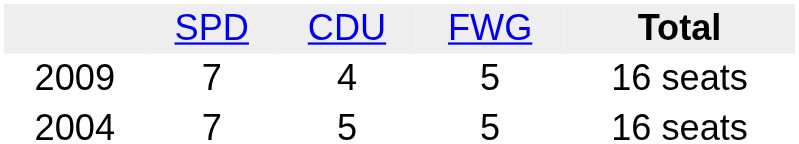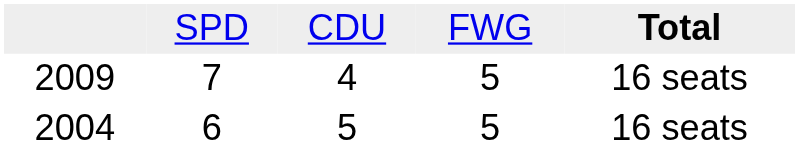(212, 127) 7 -> (212, 127) 6
